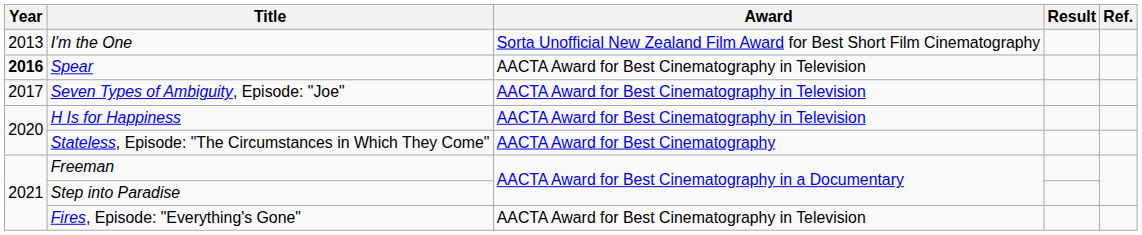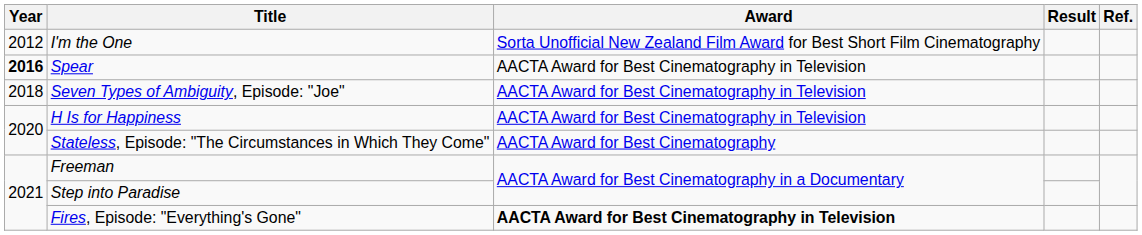(26, 42) 2013 -> (26, 42) 2012
(26, 92) 2017 -> (26, 92) 2018
(681, 218) normal -> (696, 218) bold
